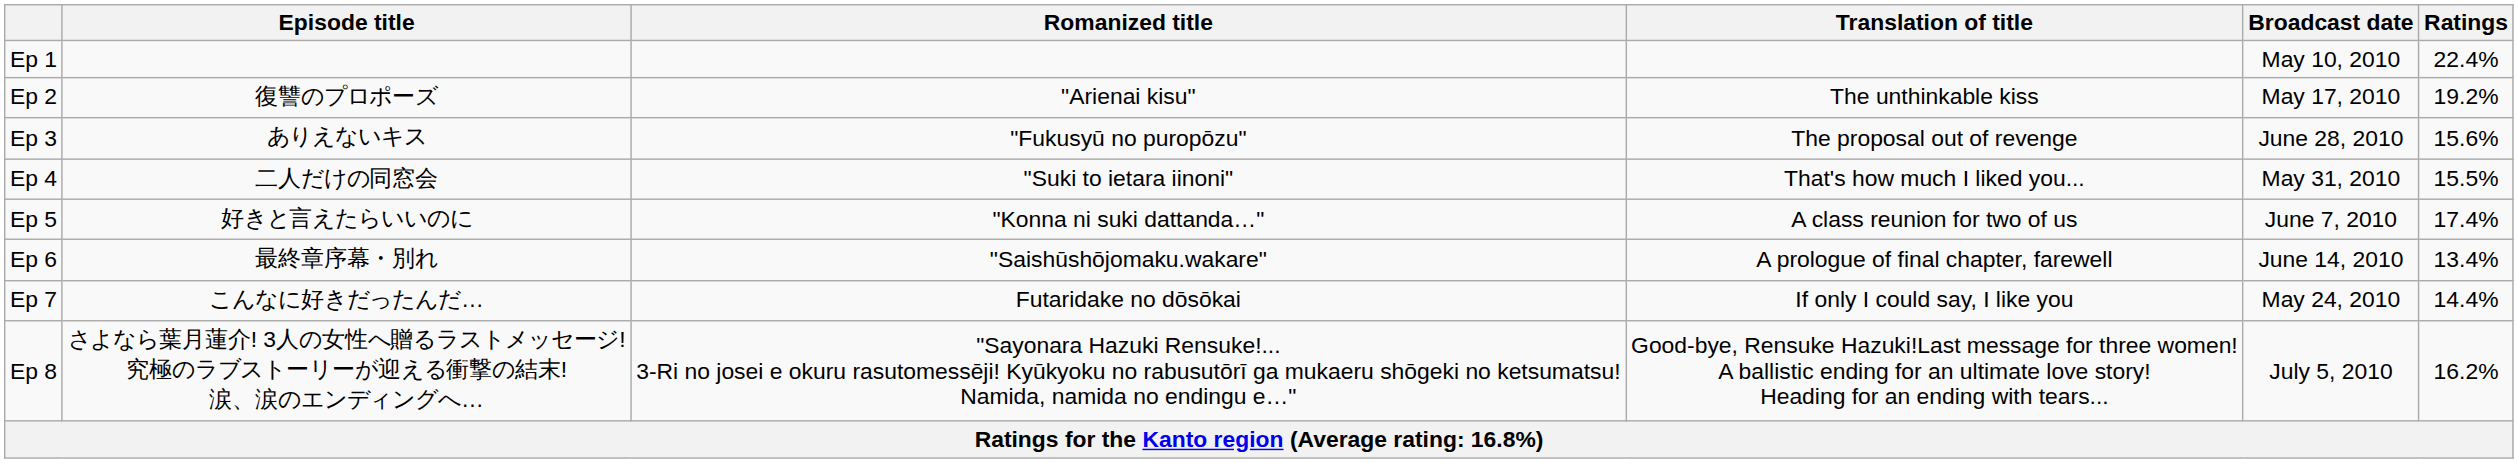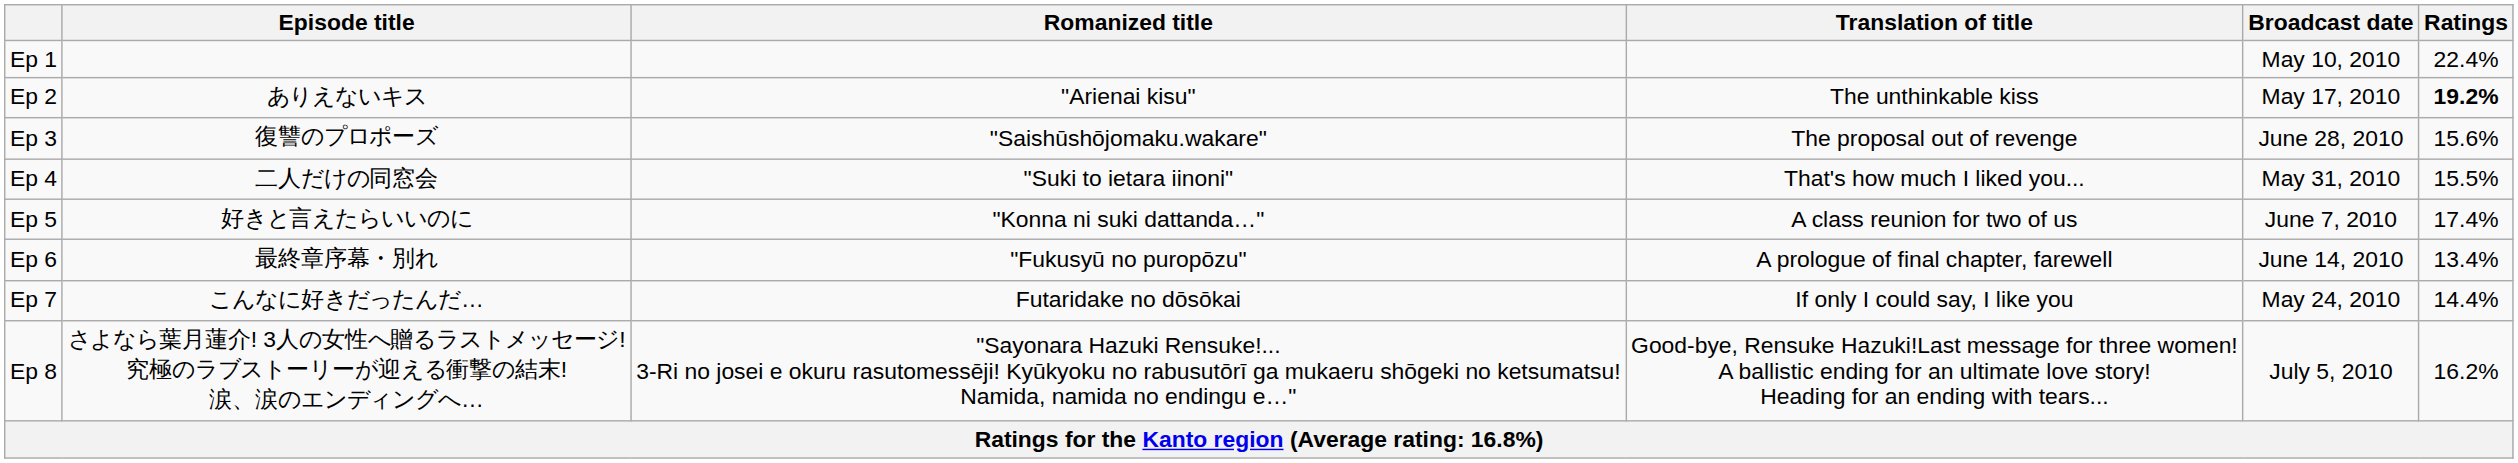(347, 96) 復讐のプロポーズ -> (347, 96) ありえないキス
(2466, 97) normal -> (2466, 97) bold
(347, 137) ありえないキス -> (347, 137) 復讐のプロポーズ
(1128, 137) "Fukusyū no puropōzu" -> (1128, 137) "Saishūshōjomaku.wakare"
(1128, 259) "Saishūshōjomaku.wakare" -> (1128, 259) "Fukusyū no puropōzu"
